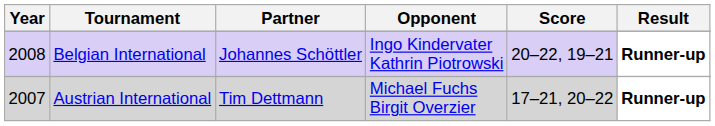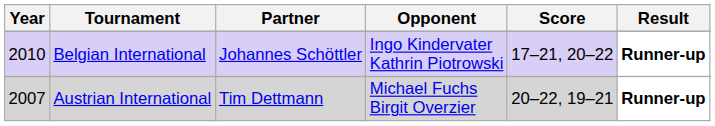(27, 54) 2008 -> (27, 54) 2010
(562, 54) 20–22, 19–21 -> (562, 54) 17–21, 20–22
(562, 99) 17–21, 20–22 -> (562, 99) 20–22, 19–21
